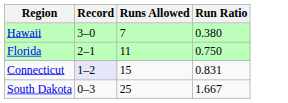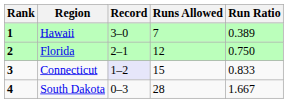+ column: (21, 13)
(208, 32) 0.380 -> (242, 32) 0.389
(125, 51) 11 -> (159, 51) 12
(208, 70) 0.831 -> (242, 70) 0.833
(126, 88) 25 -> (159, 88) 28
